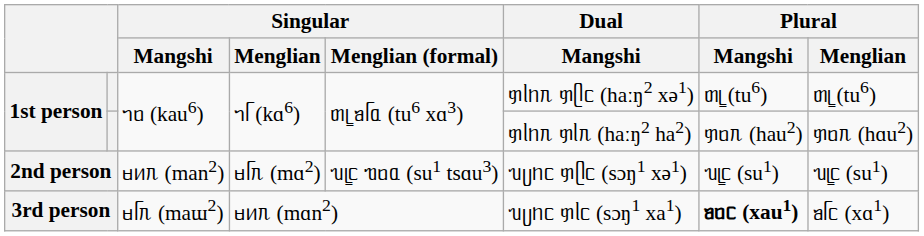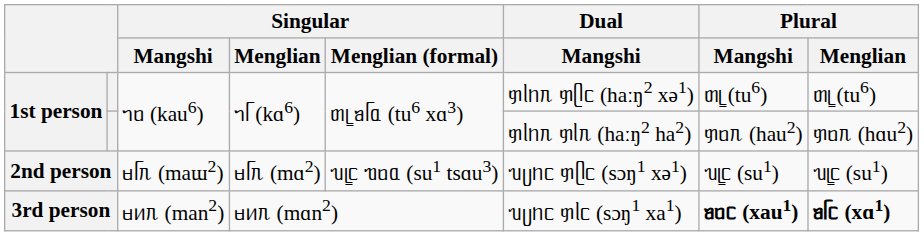(173, 170) ᥛᥢᥰ (man2) -> (173, 170) ᥛᥬᥰ (maɯ2)
(173, 210) ᥛᥬᥰ (maɯ2) -> (173, 210) ᥛᥢᥰ (man2)
(851, 210) normal -> (851, 210) bold
